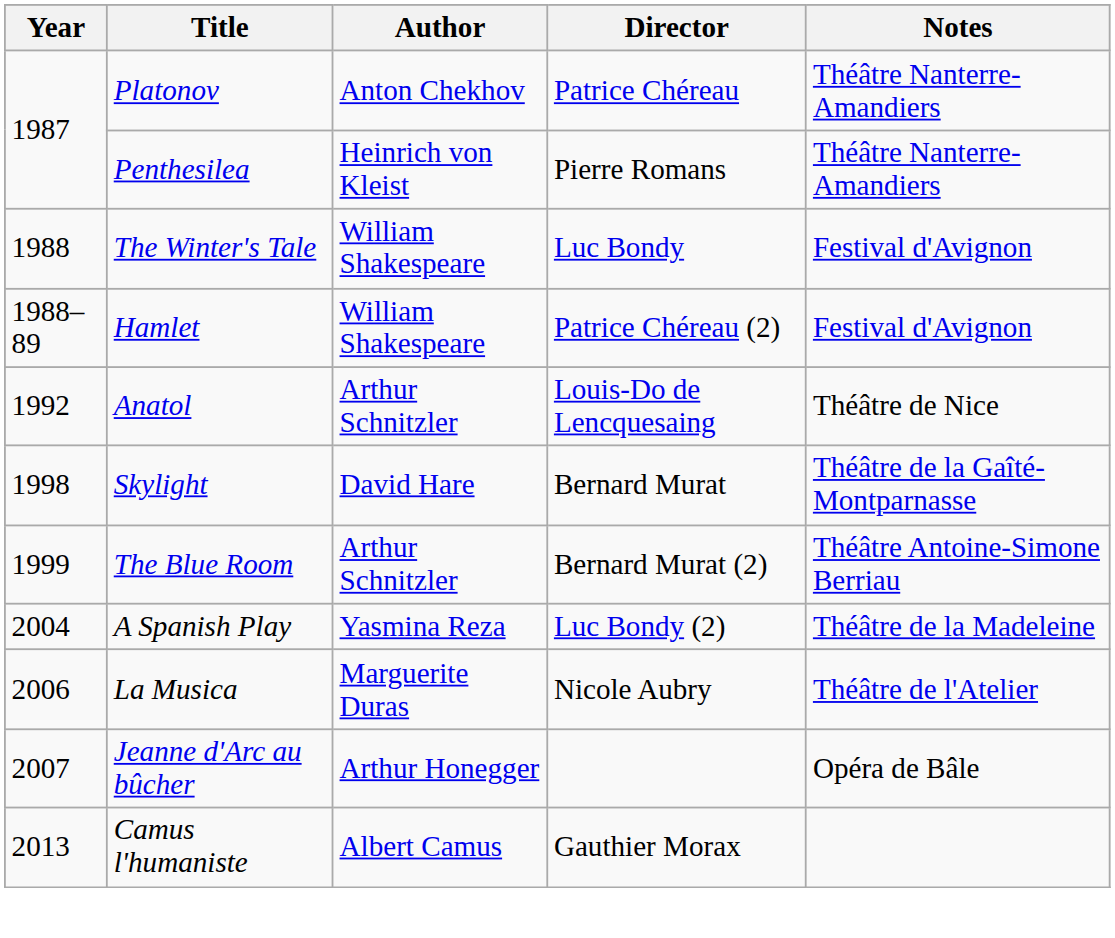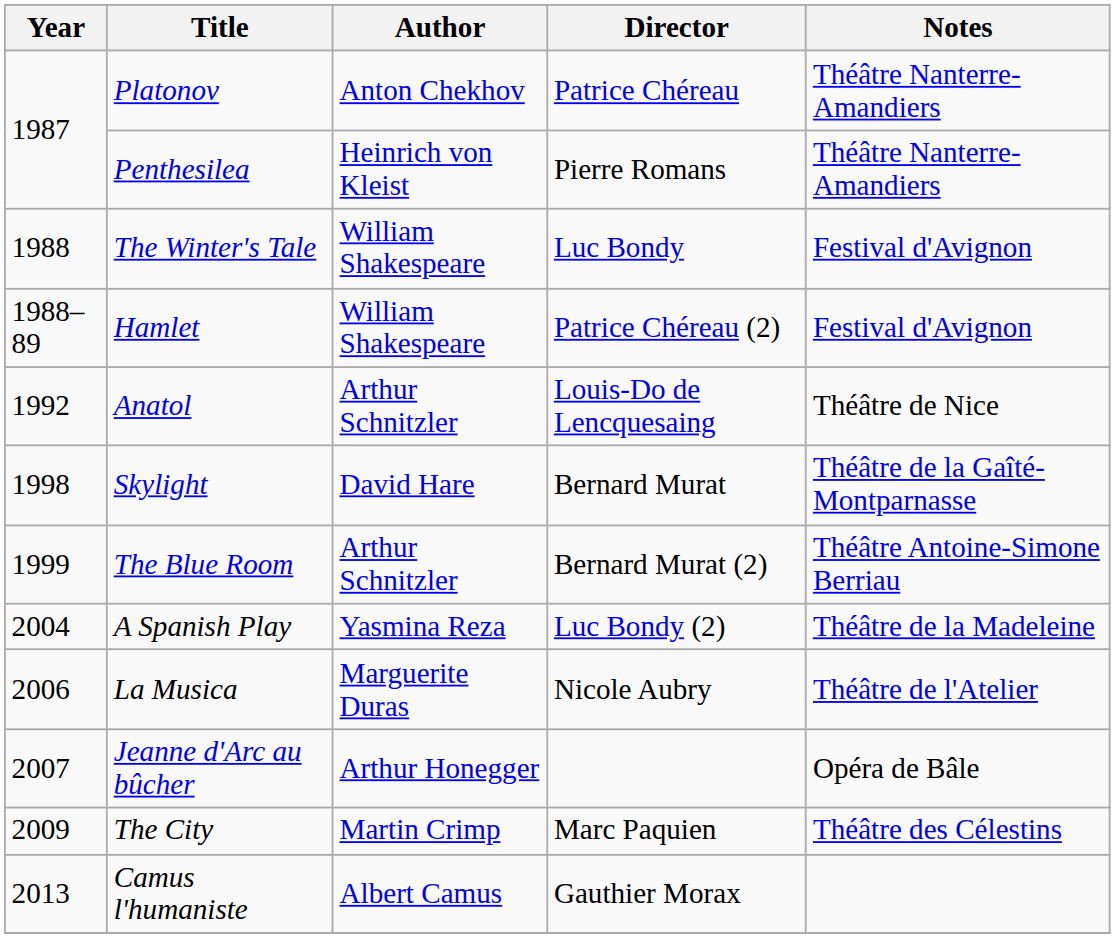+ row: (163, 830)
